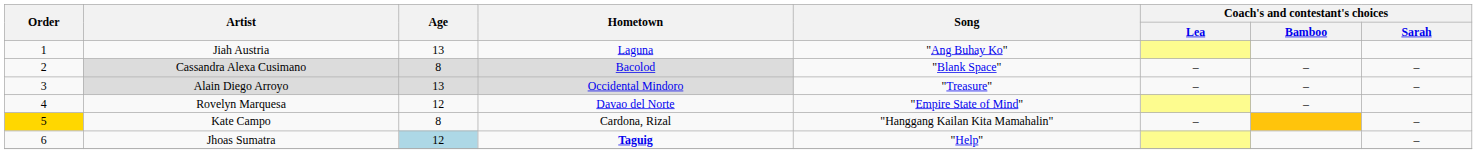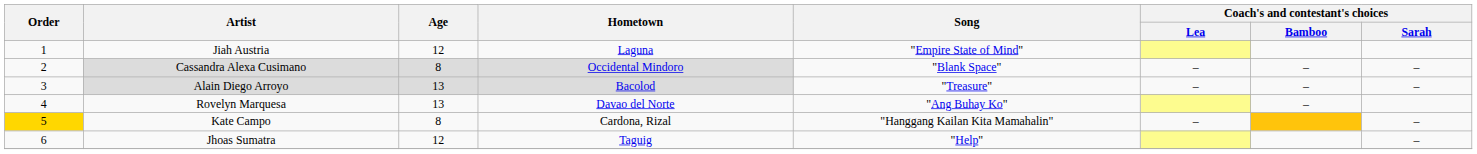(438, 49) 13 -> (438, 49) 12
(967, 49) "Ang Buhay Ko" -> (967, 49) "Empire State of Mind"
(635, 68) Bacolod -> (635, 68) Occidental Mindoro
(635, 86) Occidental Mindoro -> (635, 86) Bacolod
(438, 104) 12 -> (438, 104) 13
(967, 104) "Empire State of Mind" -> (967, 104) "Ang Buhay Ko"
(438, 140) lightblue background -> (438, 140) no background
(635, 140) bold -> (635, 140) normal
